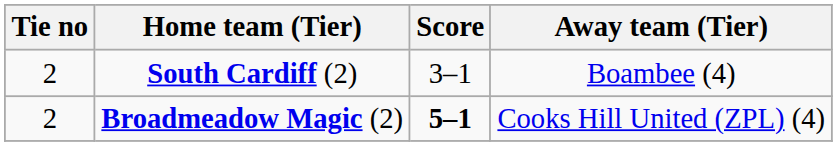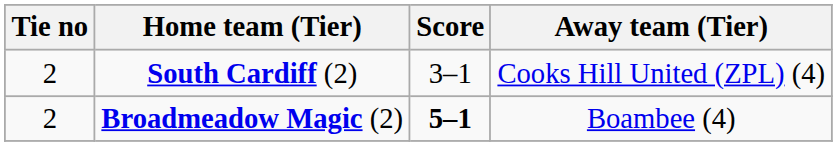(661, 72) Boambee (4) -> (661, 72) Cooks Hill United (ZPL) (4)
(661, 118) Cooks Hill United (ZPL) (4) -> (661, 118) Boambee (4)
